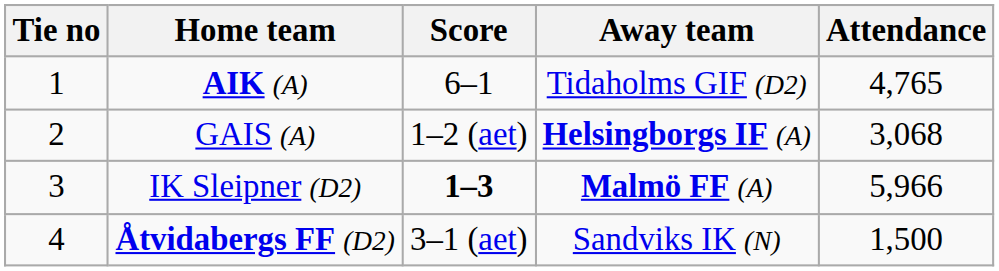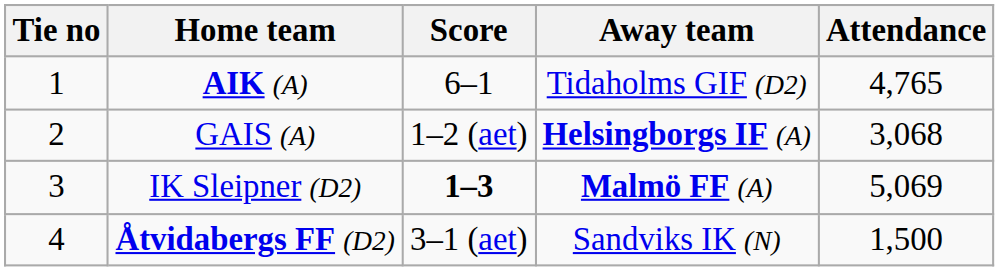(906, 186) 5,966 -> (906, 186) 5,069
